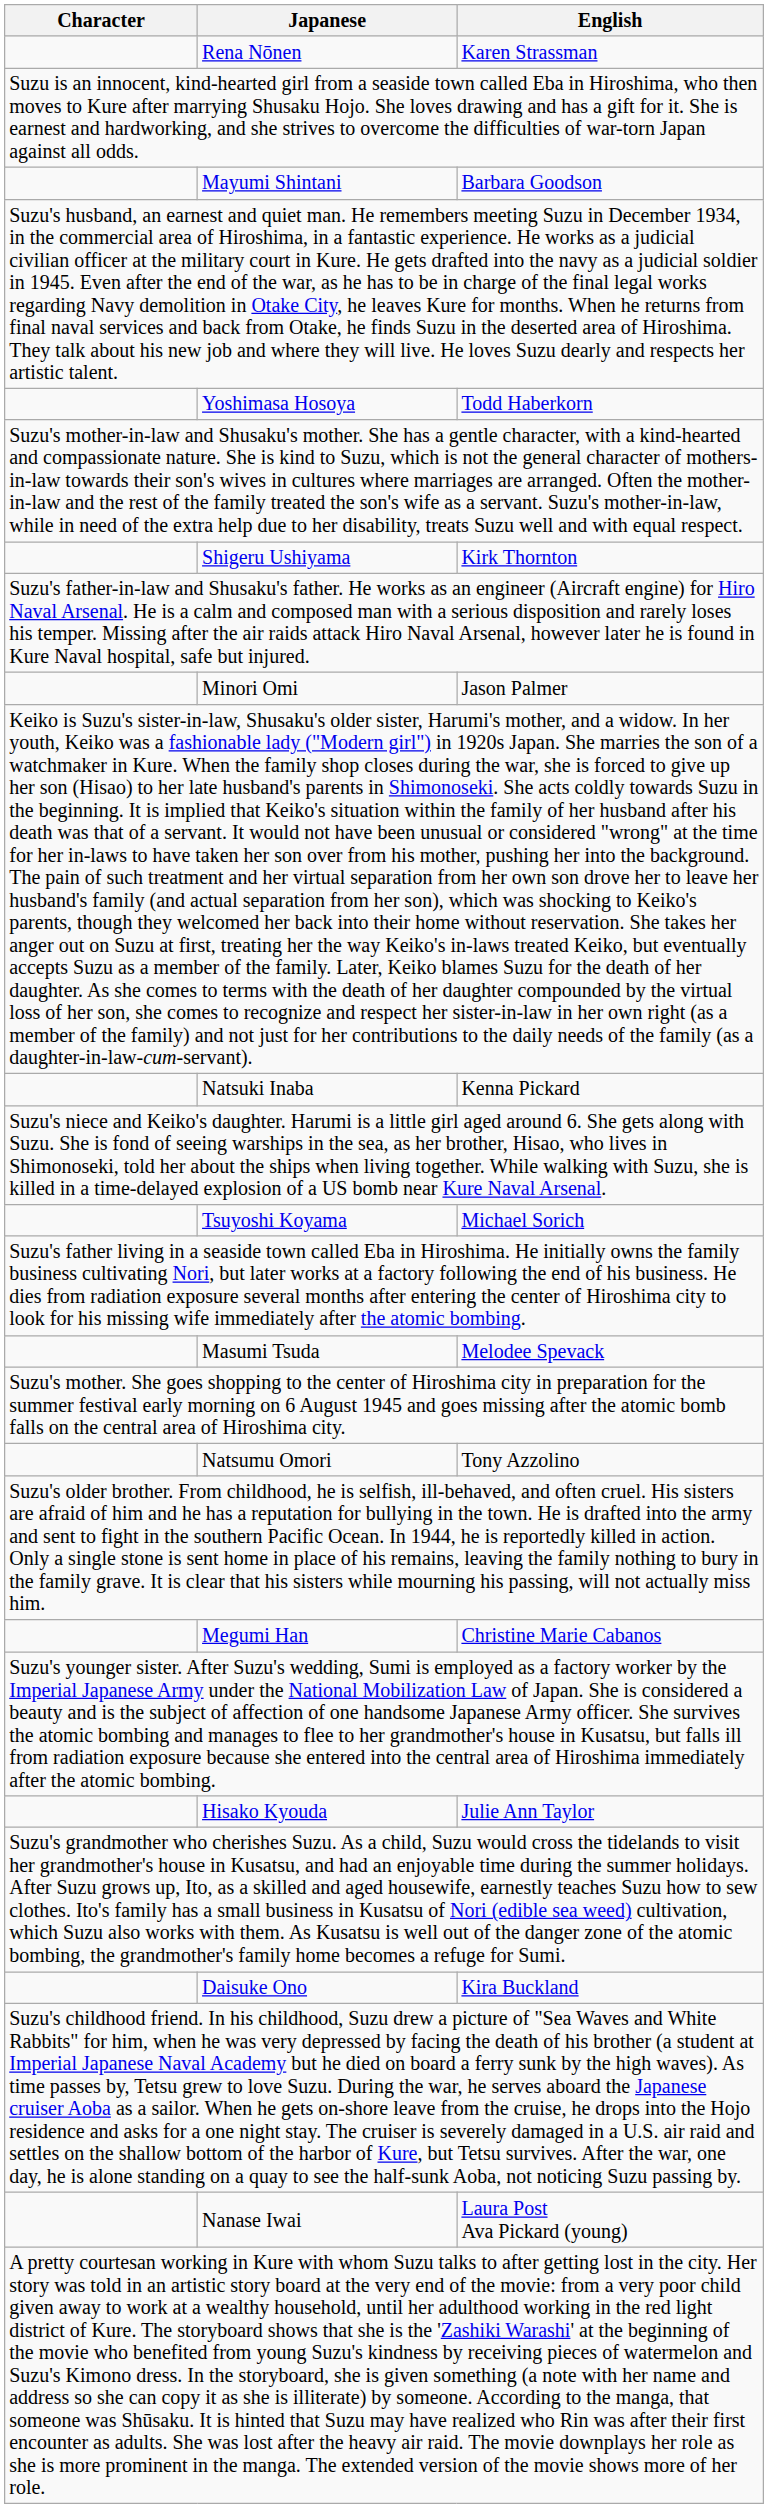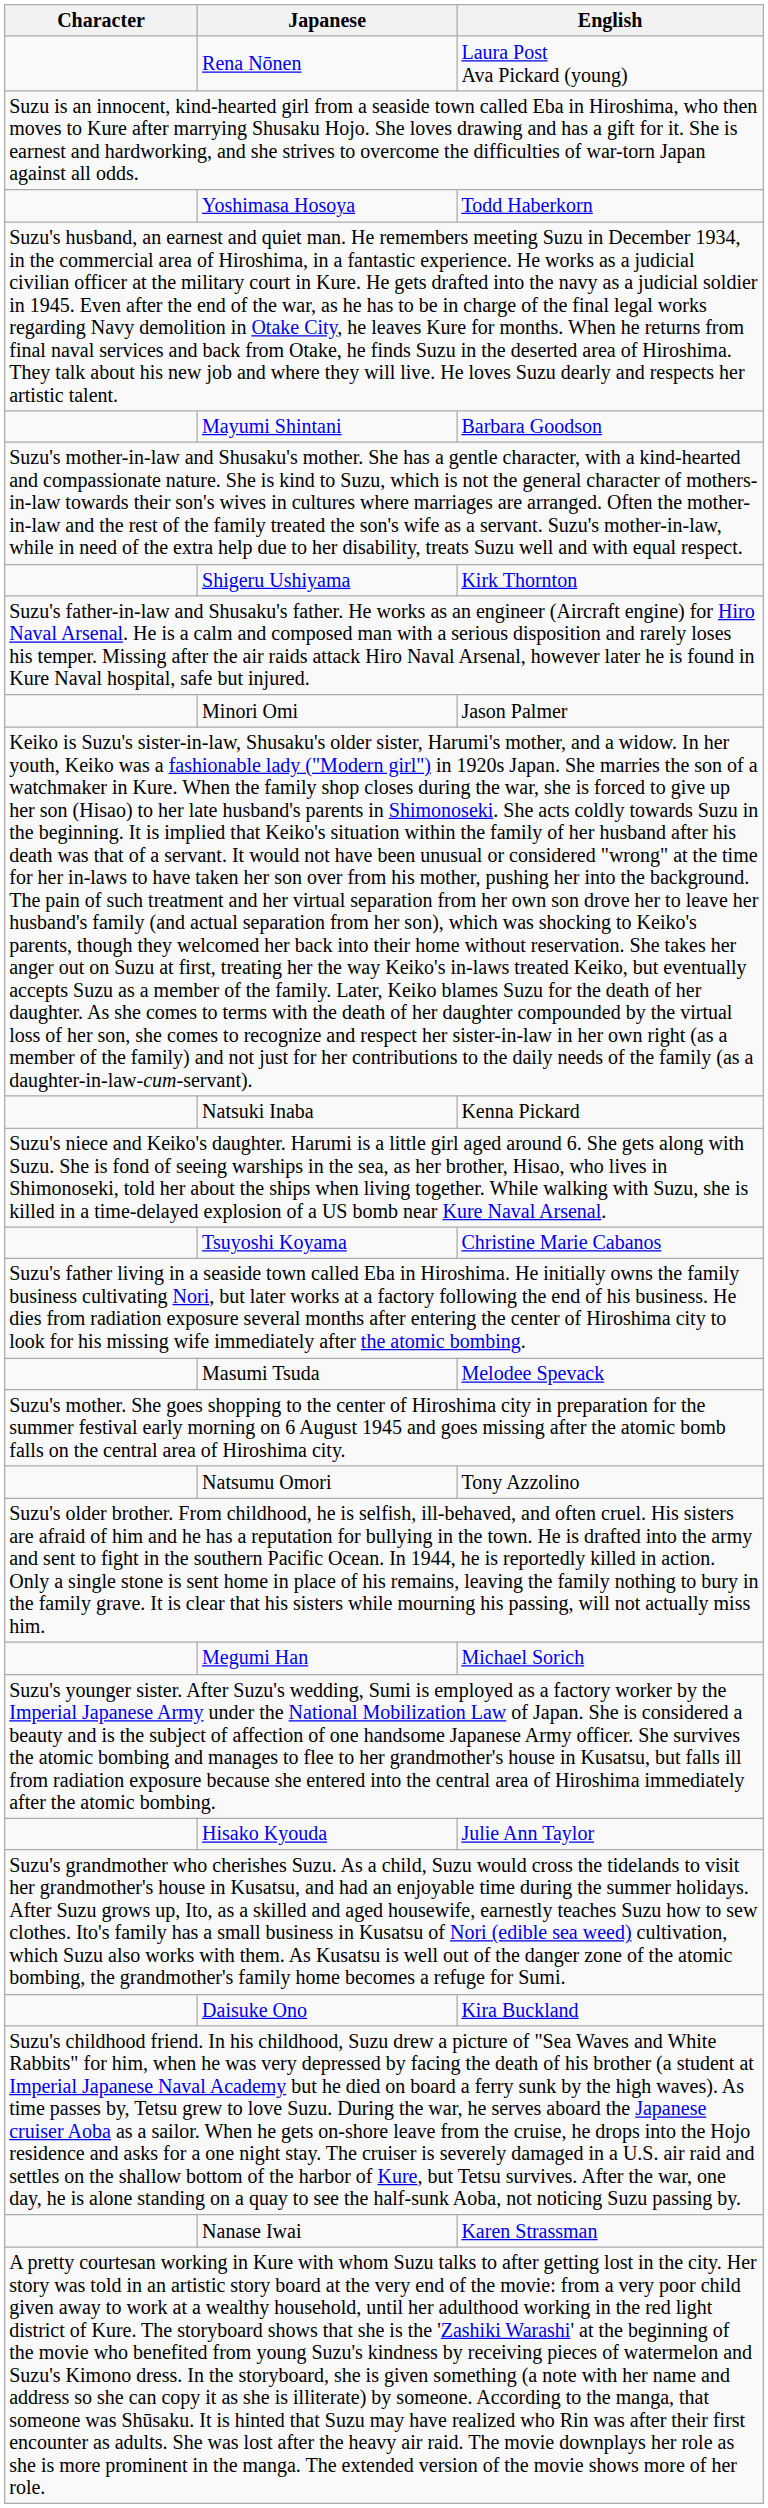(529, 52) Karen Strassman -> (545, 63) Laura Post Ava Pickard (young)
rows swapped: (279, 403) <-> (272, 183)
(523, 1220) Michael Sorich -> (561, 1242) Christine Marie Cabanos
(561, 1635) Christine Marie Cabanos -> (523, 1658) Michael Sorich
(545, 2219) Laura Post Ava Pickard (young) -> (529, 2230) Karen Strassman
